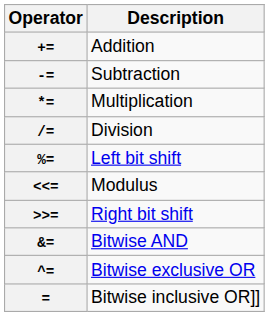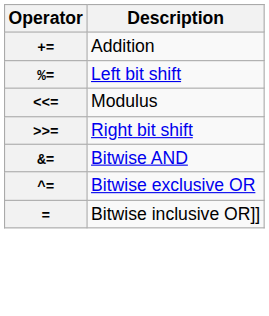- row: (46, 76)
- row: (46, 104)
- row: (46, 132)
